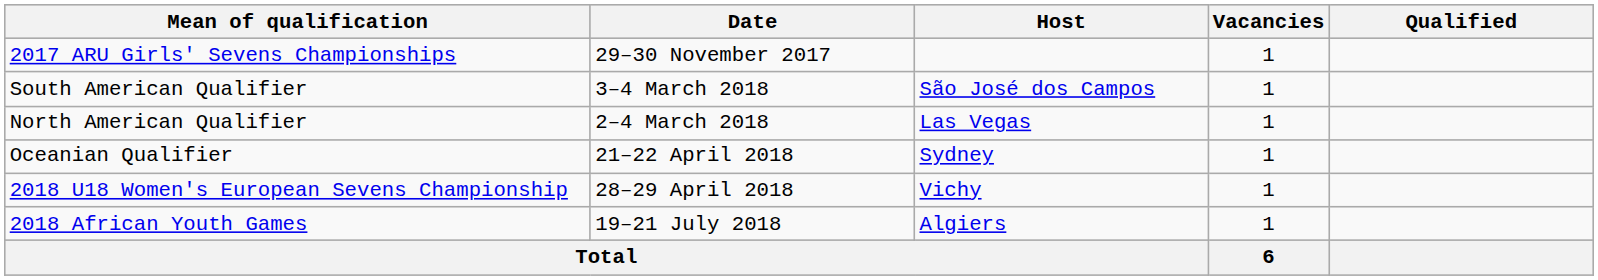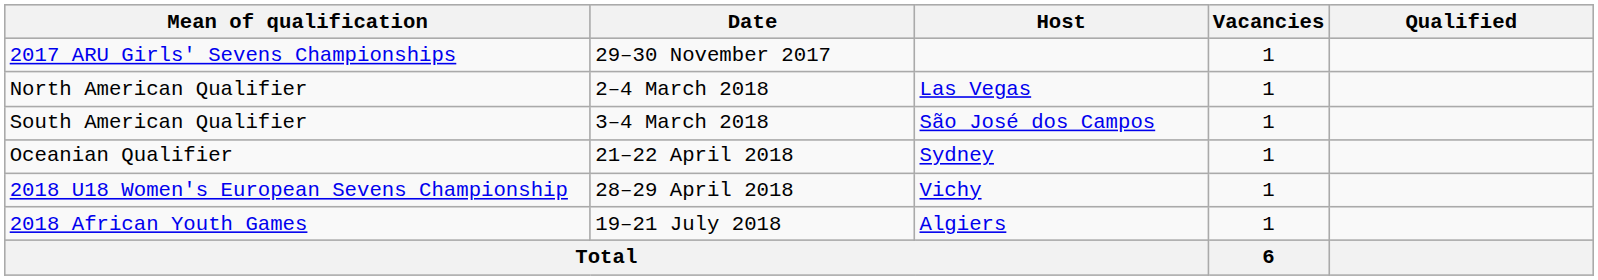rows swapped: (159, 123) <-> (159, 89)
